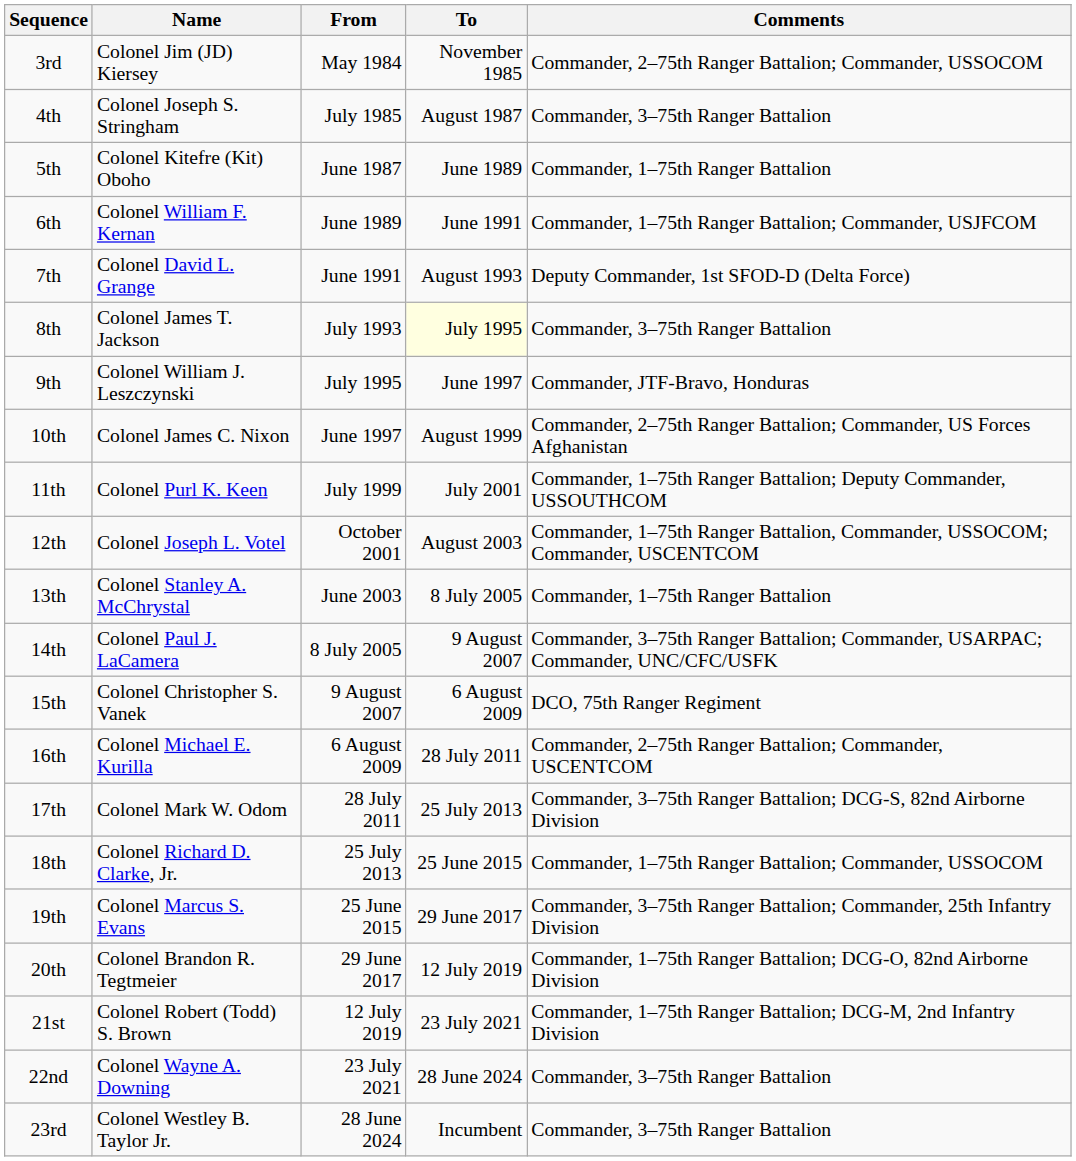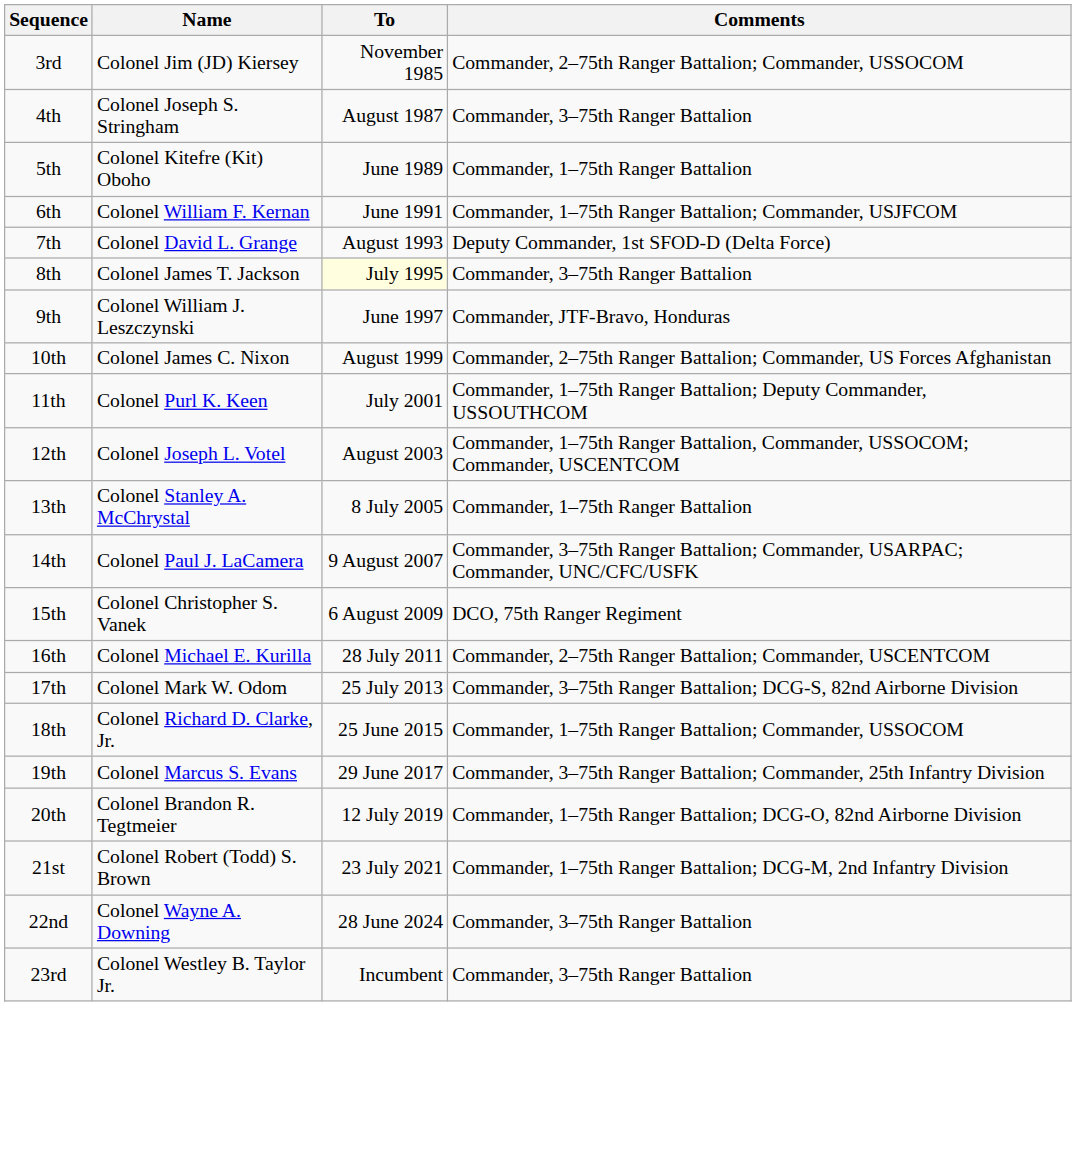- column: (354, 20)
